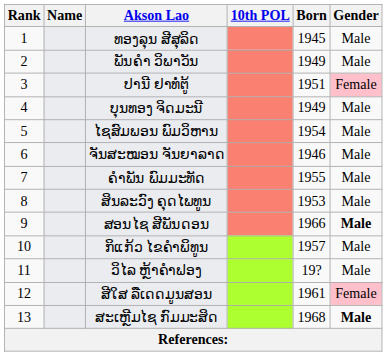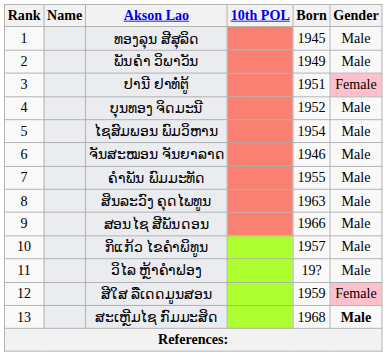(312, 108) 1949 -> (312, 108) 1952
(312, 200) 1953 -> (312, 200) 1963
(356, 224) bold -> (356, 224) normal
(312, 293) 1961 -> (312, 293) 1959
